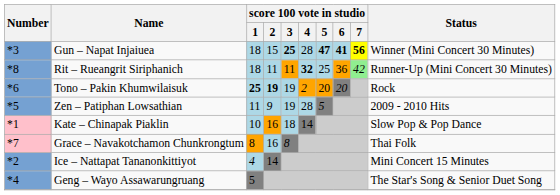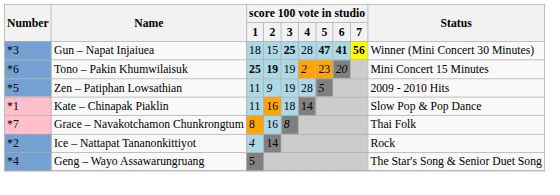- row: (118, 69)
(324, 87) 20 -> (324, 69) 23
(383, 87) Rock -> (430, 69) Mini Concert 15 Minutes
(255, 124) 10 -> (255, 106) 11
(430, 161) Mini Concert 15 Minutes -> (383, 143) Rock
